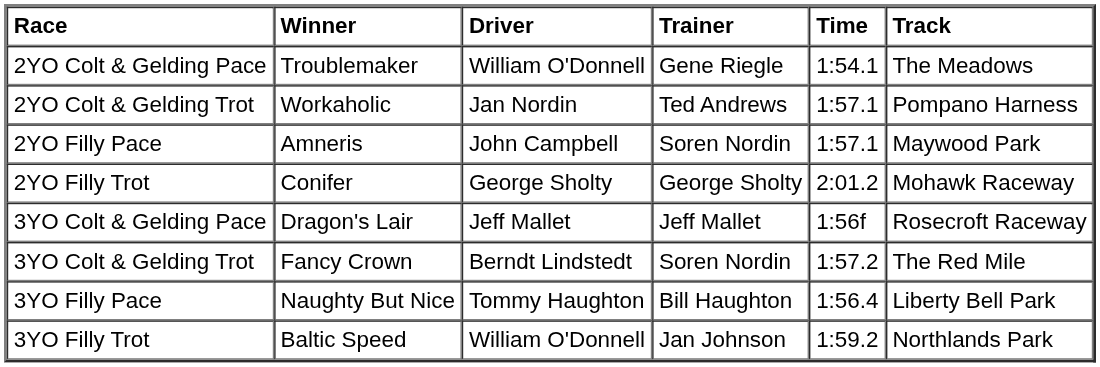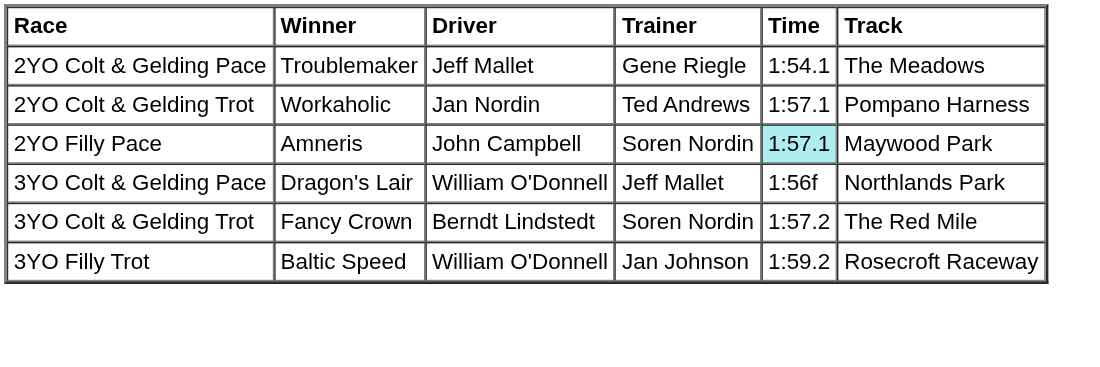(557, 65) William O'Donnell -> (483, 65) Jeff Mallet
(847, 143) no background -> (799, 143) paleturquoise background
- row: (82, 182)
(520, 222) Jeff Mallet -> (520, 182) William O'Donnell
(990, 222) Rosecroft Raceway -> (925, 182) Northlands Park
- row: (88, 300)
(973, 339) Northlands Park -> (941, 261) Rosecroft Raceway
